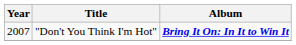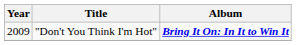(18, 31) 2007 -> (18, 31) 2009
